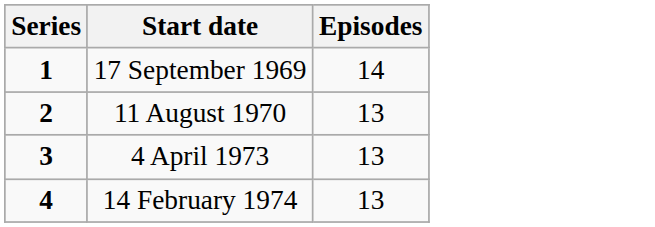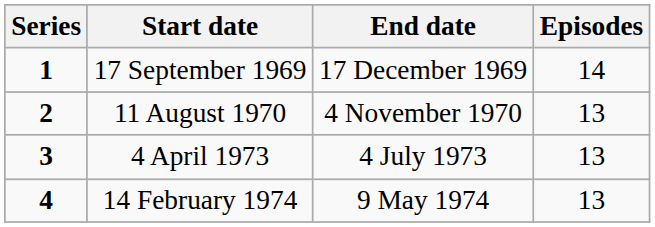+ column: (423, 26)
